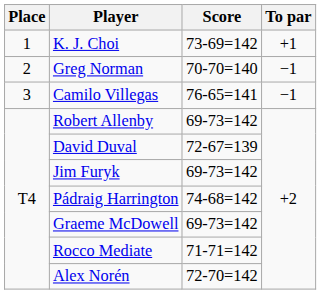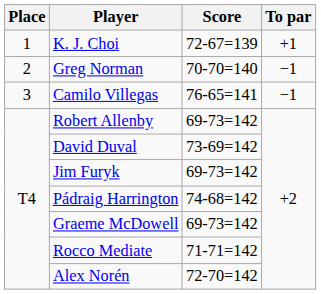(222, 43) 73-69=142 -> (222, 43) 72-67=139
(222, 146) 72-67=139 -> (222, 146) 73-69=142
